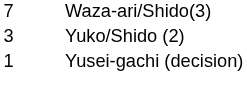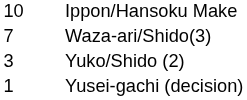+ row: (151, 11)
